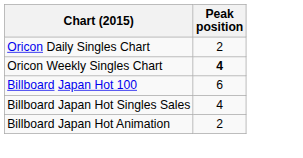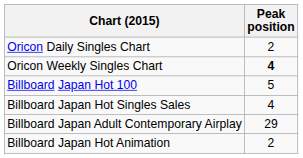(220, 85) 6 -> (271, 85) 5
+ row: (124, 124)
